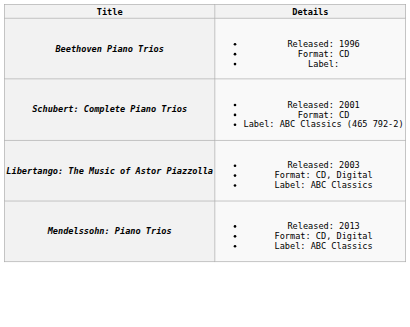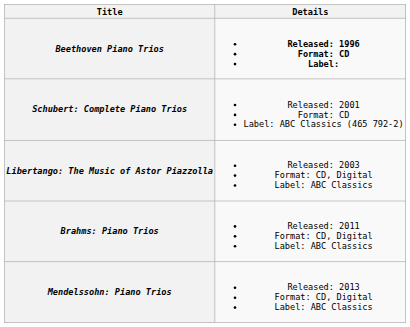(310, 54) normal -> (310, 54) bold
+ row: (110, 231)
